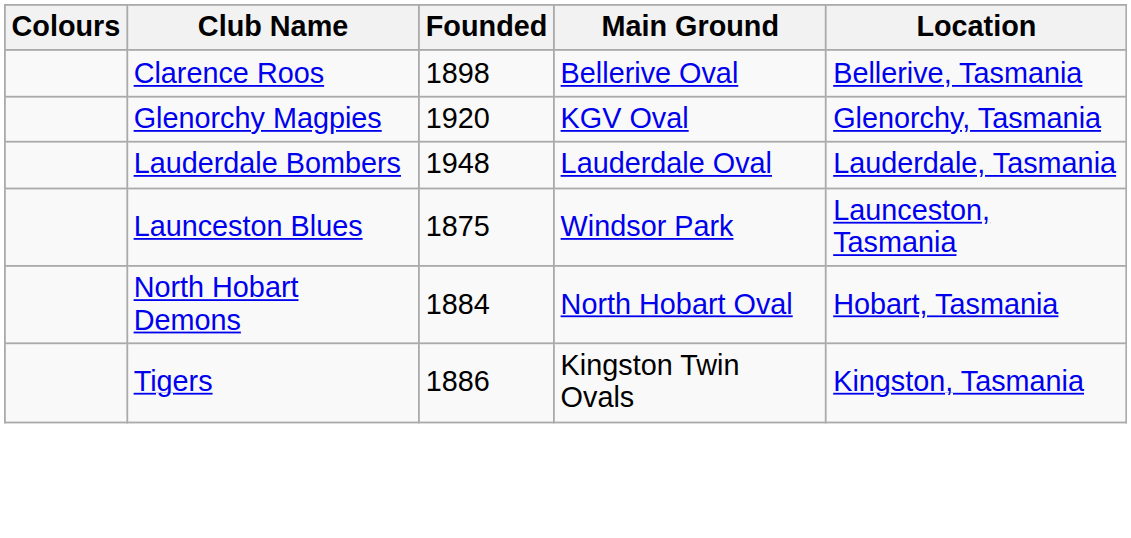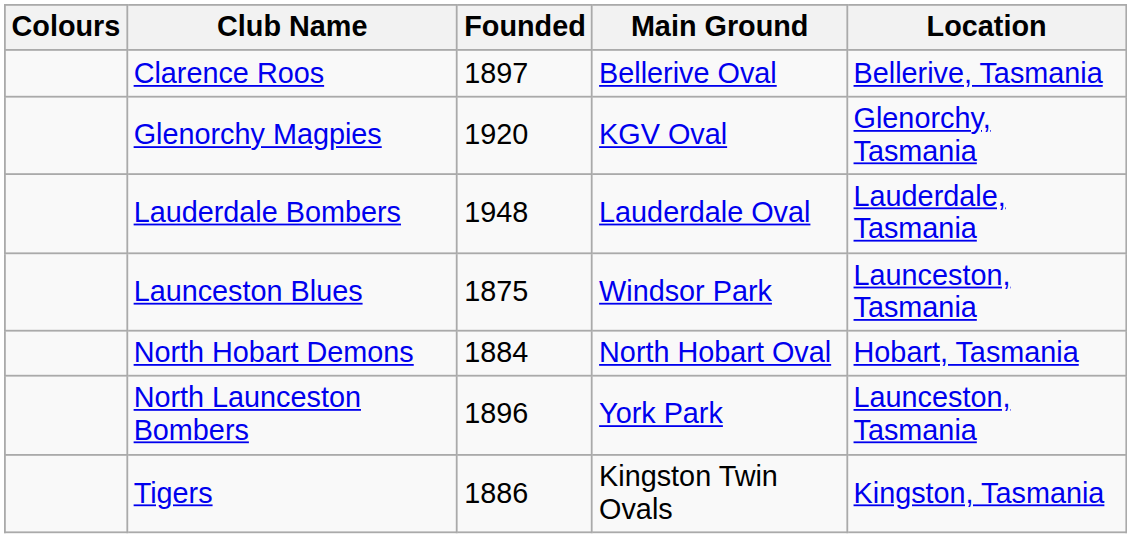(458, 73) 1898 -> (496, 73) 1897
+ row: (247, 414)
